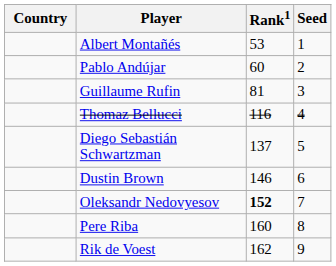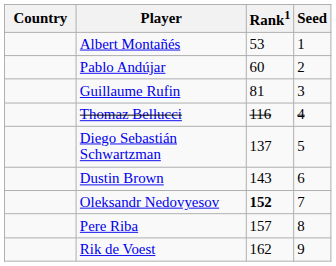(261, 178) 146 -> (261, 178) 143
(261, 225) 160 -> (261, 225) 157
